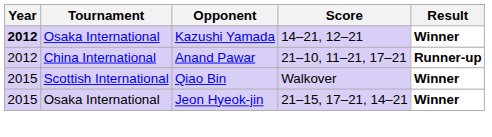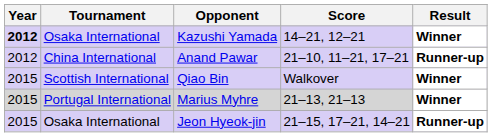+ row: (218, 100)
(437, 100) Winner -> (450, 121) Runner-up
